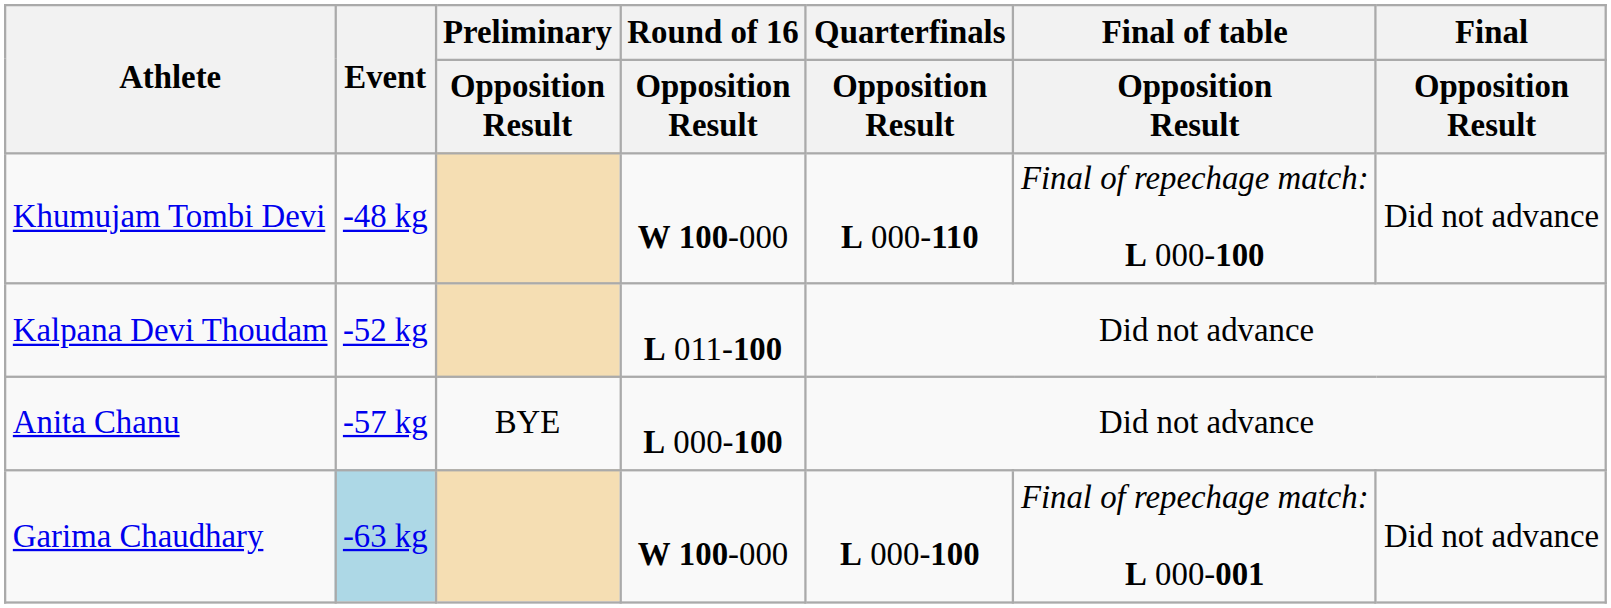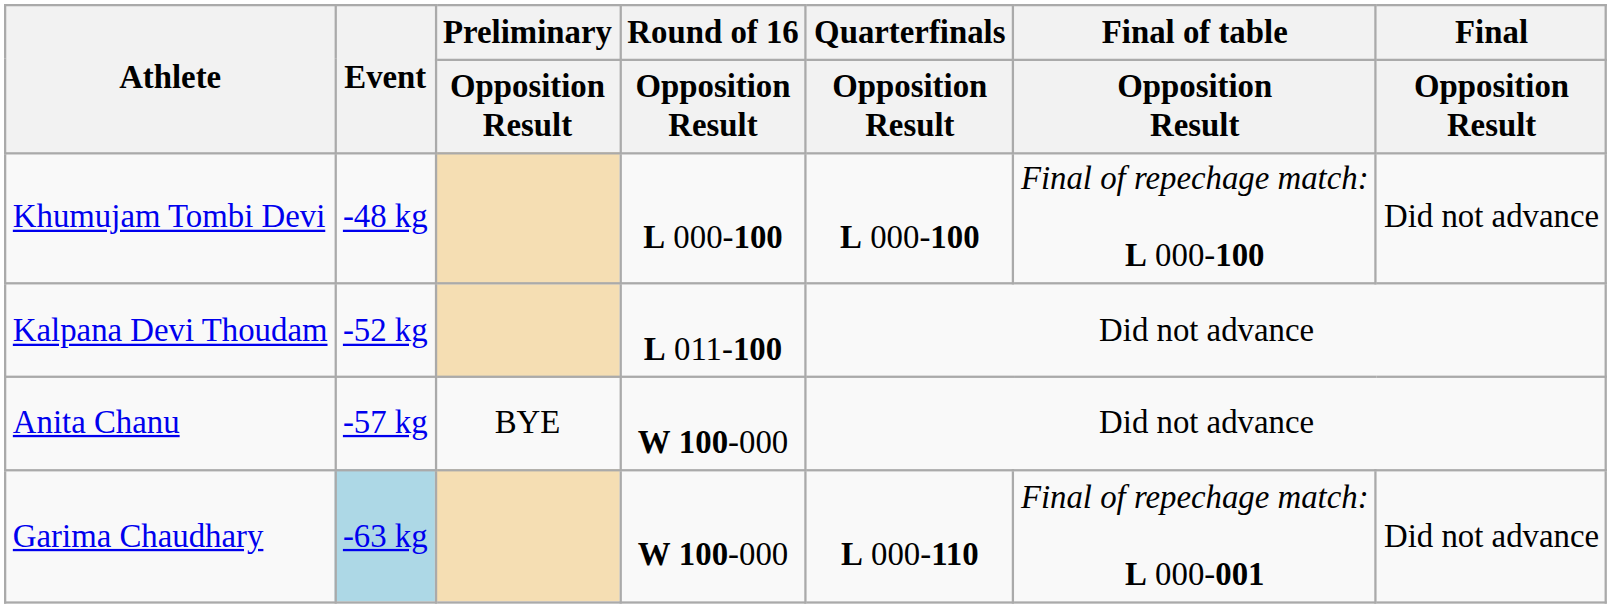(713, 237) W 100-000 -> (713, 237) L 000-100
(910, 237) L 000-110 -> (910, 237) L 000-100
(713, 442) L 000-100 -> (713, 442) W 100-000
(910, 554) L 000-100 -> (910, 554) L 000-110
